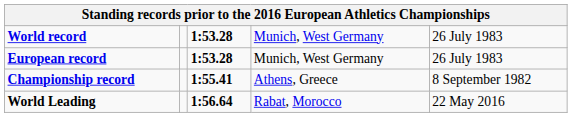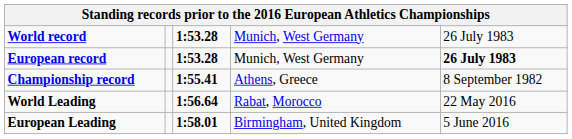(467, 58) normal -> (480, 58) bold
+ row: (62, 123)
